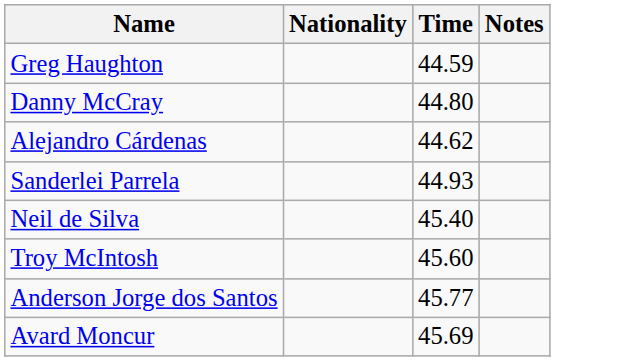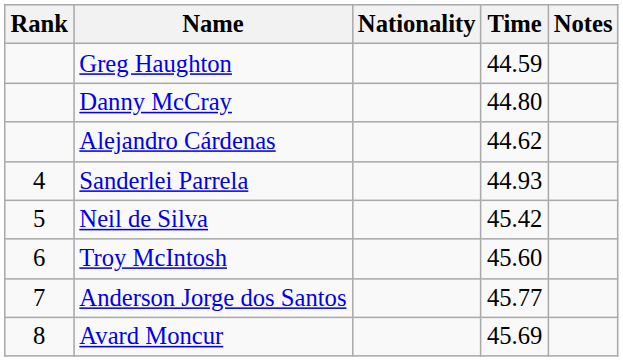+ column: (39, 24)
(446, 219) 45.40 -> (515, 219) 45.42
